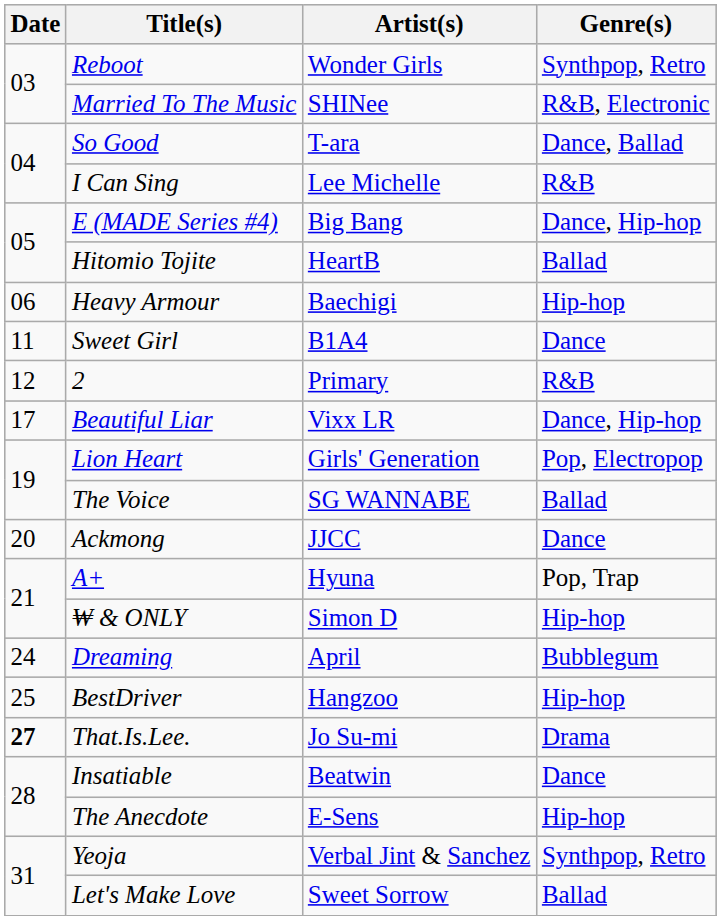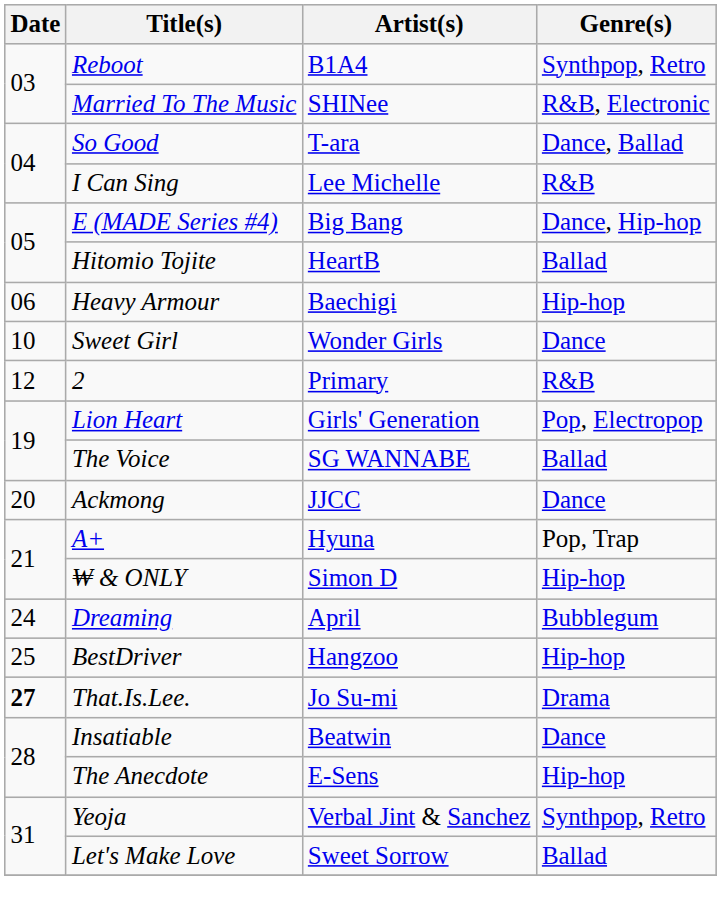(375, 63) Wonder Girls -> (338, 63) B1A4
(23, 340) 11 -> (23, 340) 10
(338, 340) B1A4 -> (375, 340) Wonder Girls
- row: (142, 420)
